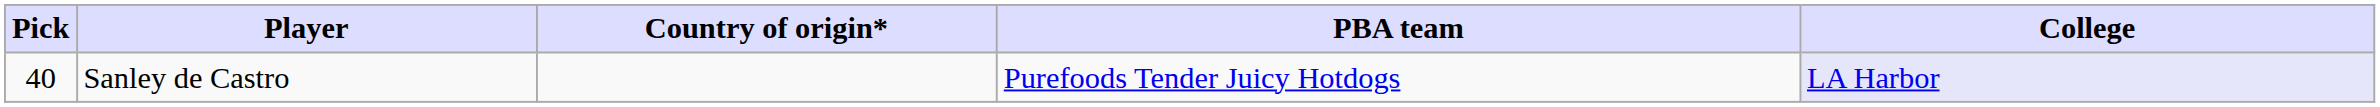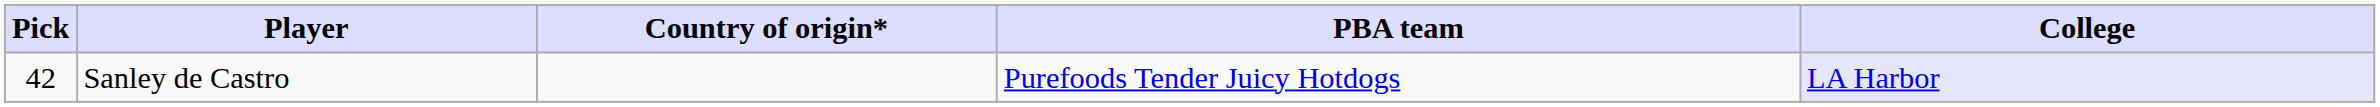(41, 76) 40 -> (41, 76) 42
